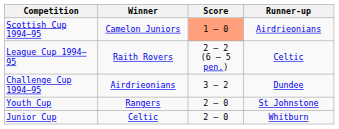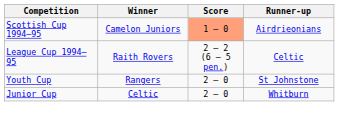- row: (39, 85)
